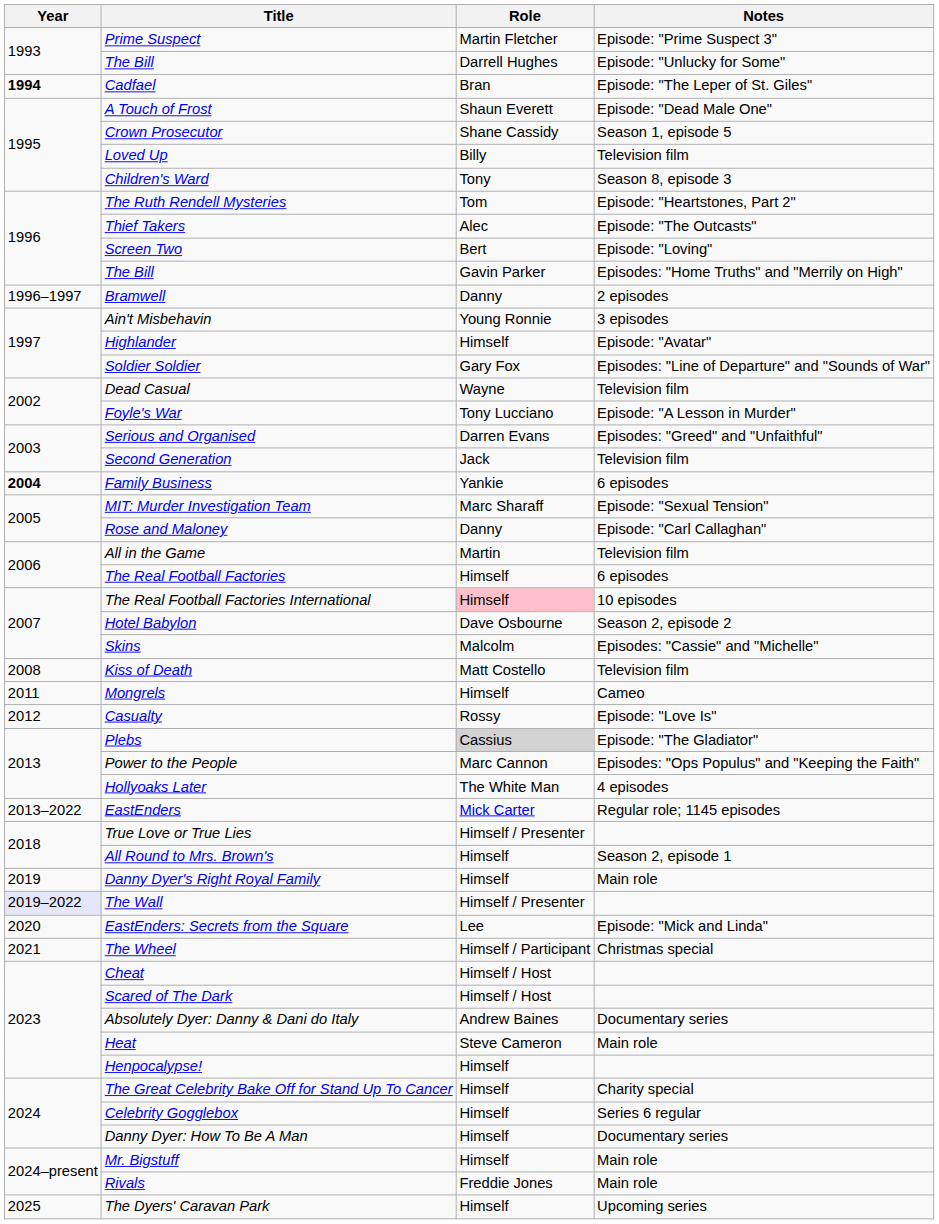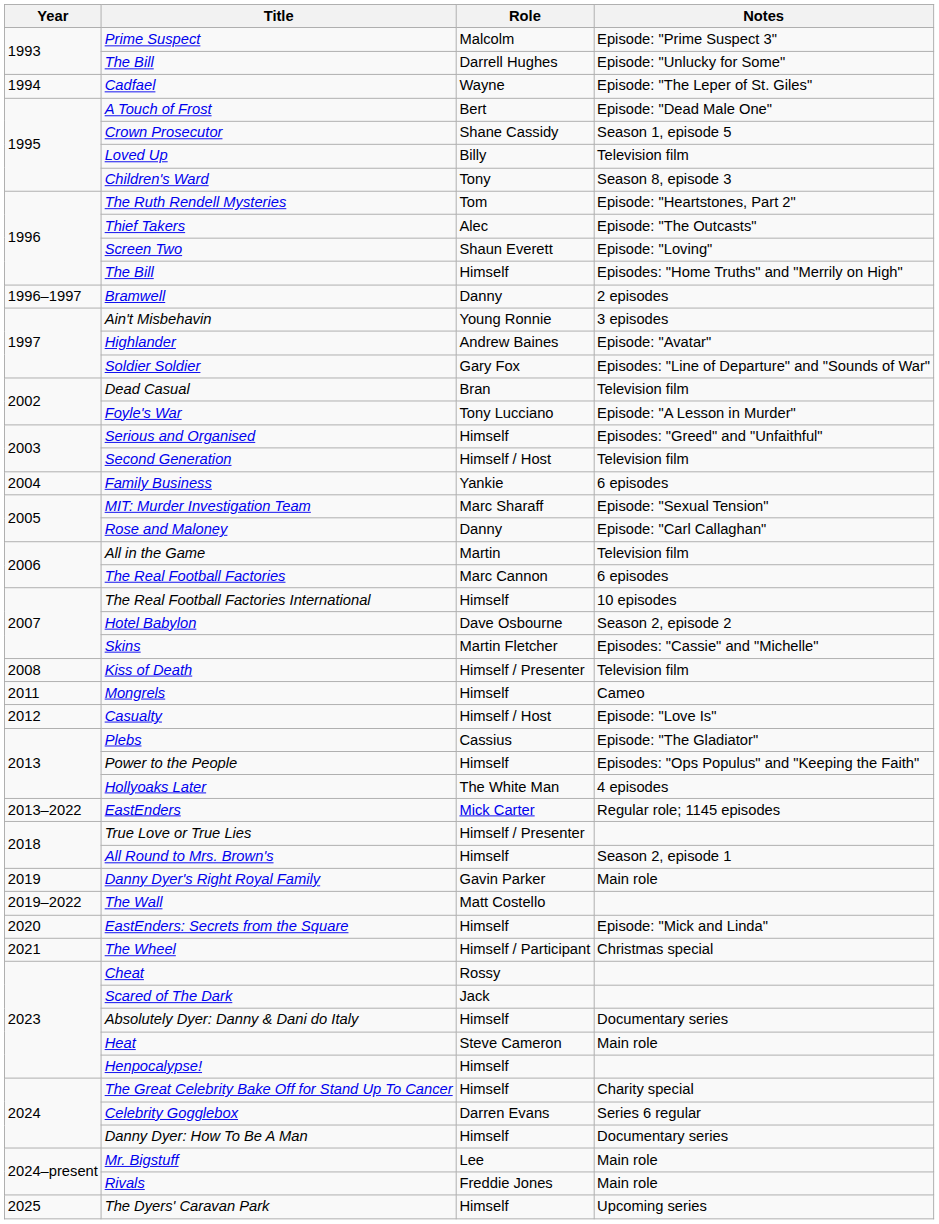(509, 39) Martin Fletcher -> (487, 39) Malcolm
(24, 86) bold -> (24, 86) normal
(475, 86) Bran -> (482, 86) Wayne
(506, 109) Shaun Everett -> (473, 109) Bert
(473, 249) Bert -> (506, 249) Shaun Everett
(502, 272) Gavin Parker -> (484, 272) Himself
(484, 343) Himself -> (509, 343) Andrew Baines
(482, 389) Wayne -> (475, 389) Bran
(504, 436) Darren Evans -> (484, 436) Himself
(475, 459) Jack -> (505, 459) Himself / Host
(24, 483) bold -> (24, 483) normal
(484, 576) Himself -> (504, 576) Marc Cannon
(484, 599) pink background -> (484, 599) no background
(487, 646) Malcolm -> (509, 646) Martin Fletcher
(502, 669) Matt Costello -> (522, 669) Himself / Presenter
(480, 716) Rossy -> (505, 716) Himself / Host
(486, 739) lightgrey background -> (486, 739) no background
(504, 763) Marc Cannon -> (484, 763) Himself
(484, 879) Himself -> (502, 879) Gavin Parker
(45, 903) lavender background -> (45, 903) no background
(522, 903) Himself / Presenter -> (502, 903) Matt Costello
(472, 926) Lee -> (484, 926) Himself
(505, 973) Himself / Host -> (480, 973) Rossy
(505, 996) Himself / Host -> (475, 996) Jack
(509, 1020) Andrew Baines -> (484, 1020) Himself
(484, 1113) Himself -> (504, 1113) Darren Evans
(484, 1160) Himself -> (472, 1160) Lee
